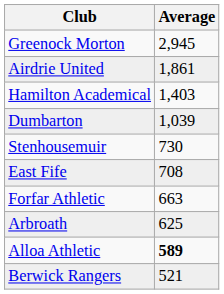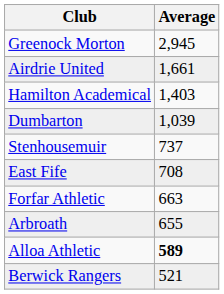(177, 69) 1,861 -> (177, 69) 1,661
(171, 146) 730 -> (171, 146) 737
(171, 224) 625 -> (171, 224) 655
